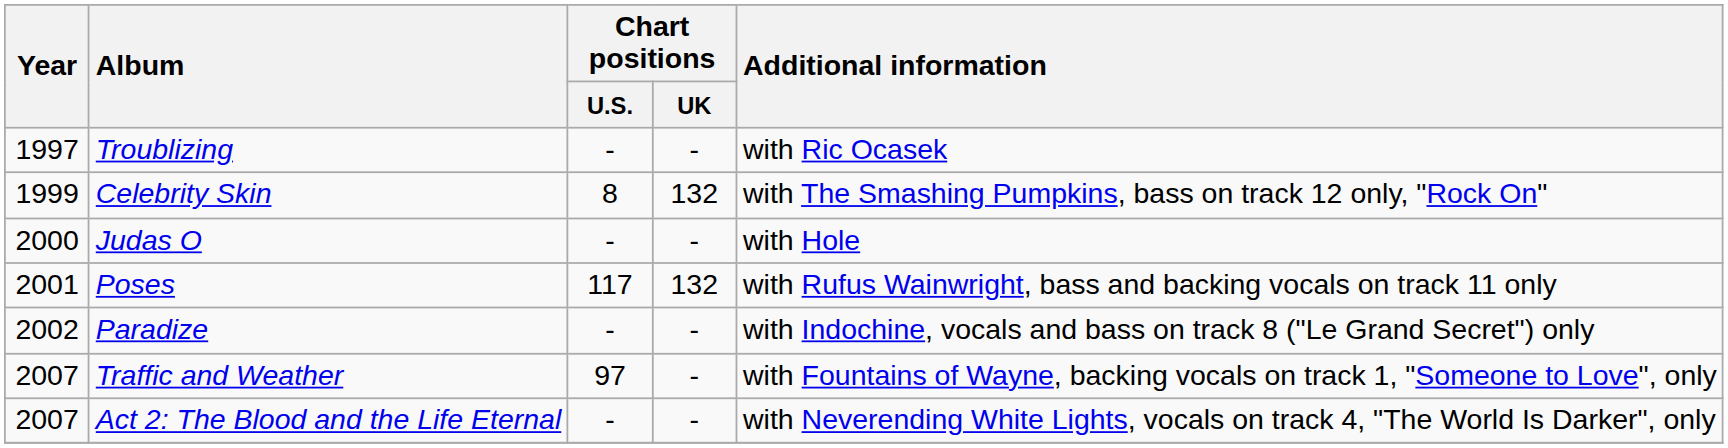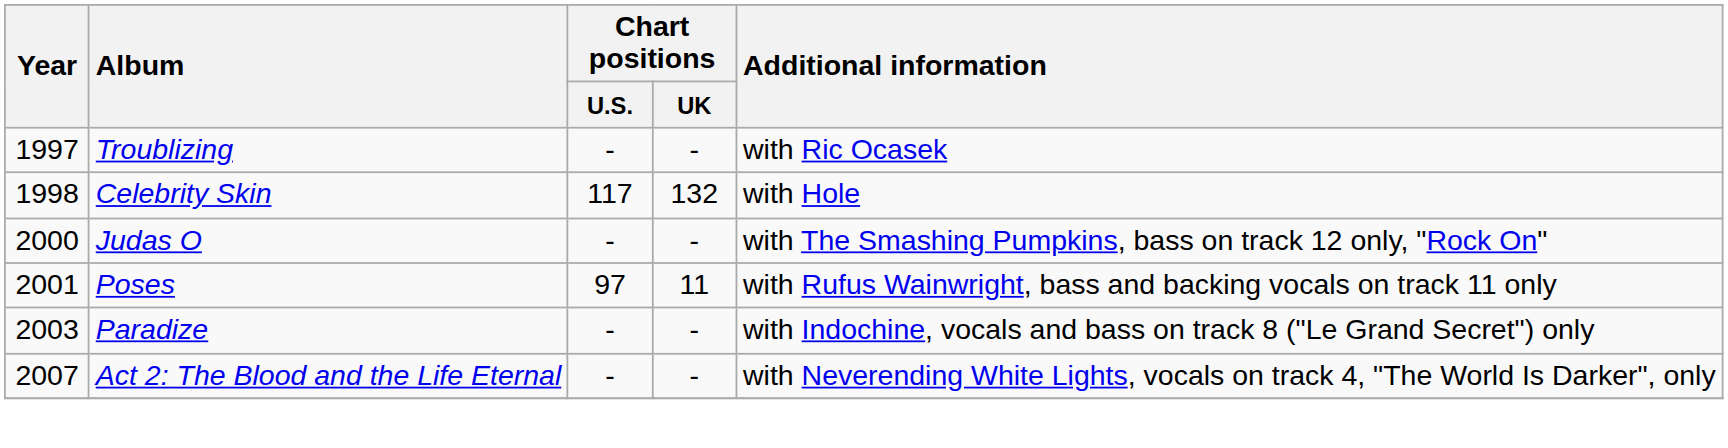(47, 194) 1999 -> (47, 194) 1998
(610, 194) 8 -> (610, 194) 117
(1145, 194) with The Smashing Pumpkins, bass on track 12 only, "Rock On" -> (802, 194) with Hole
(802, 239) with Hole -> (1145, 239) with The Smashing Pumpkins, bass on track 12 only, "Rock On"
(610, 284) 117 -> (610, 284) 97
(694, 284) 132 -> (694, 284) 11
(47, 330) 2002 -> (47, 330) 2003
- row: (220, 375)
